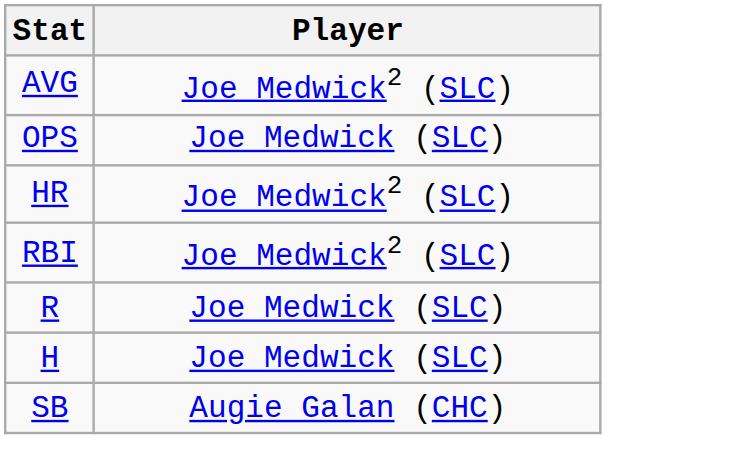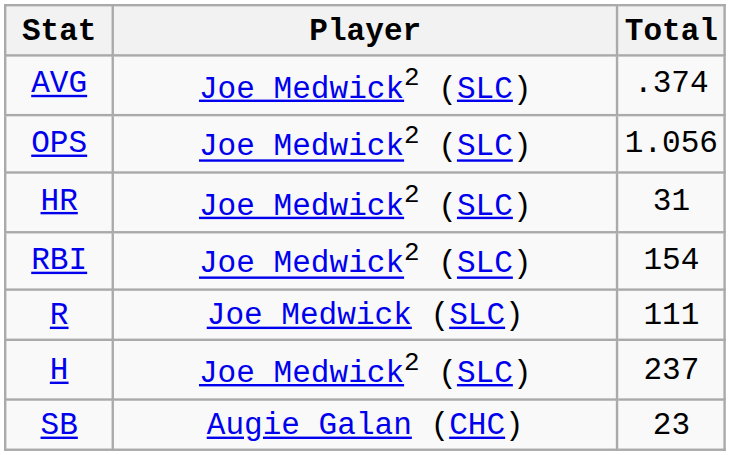+ column: (671, 31)
(348, 140) Joe Medwick (SLC) -> (365, 144) Joe Medwick2 (SLC)
(348, 358) Joe Medwick (SLC) -> (365, 370) Joe Medwick2 (SLC)
